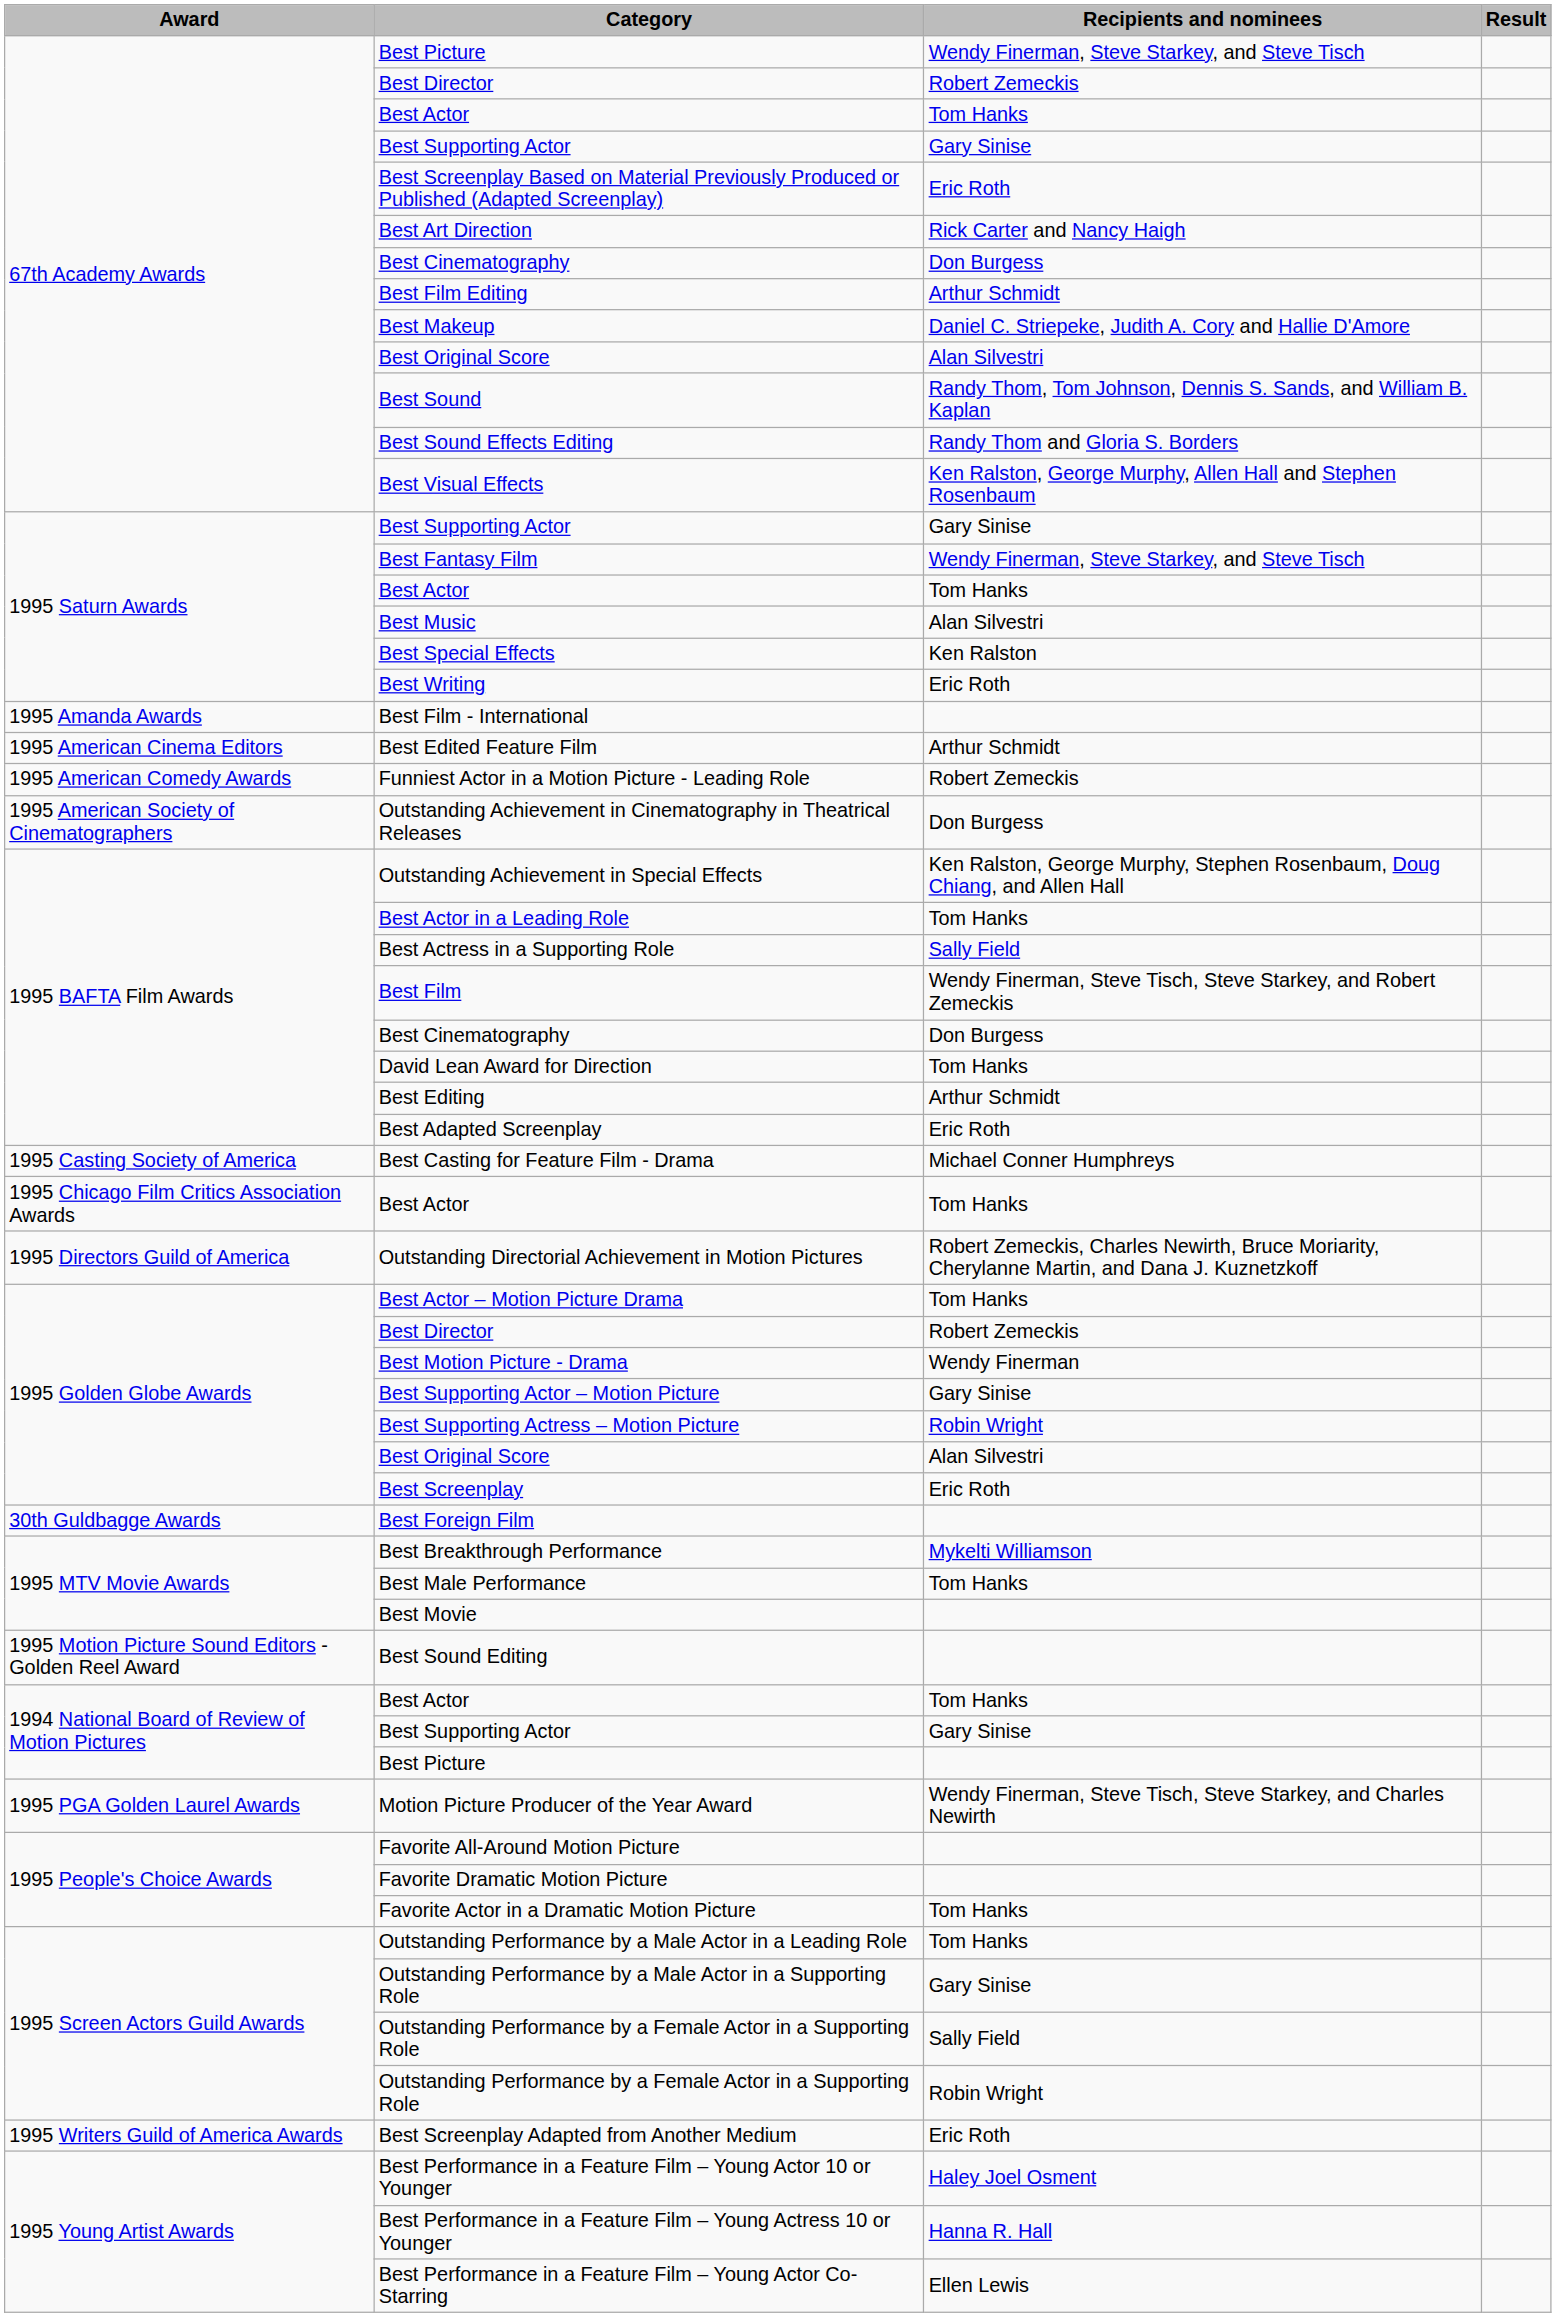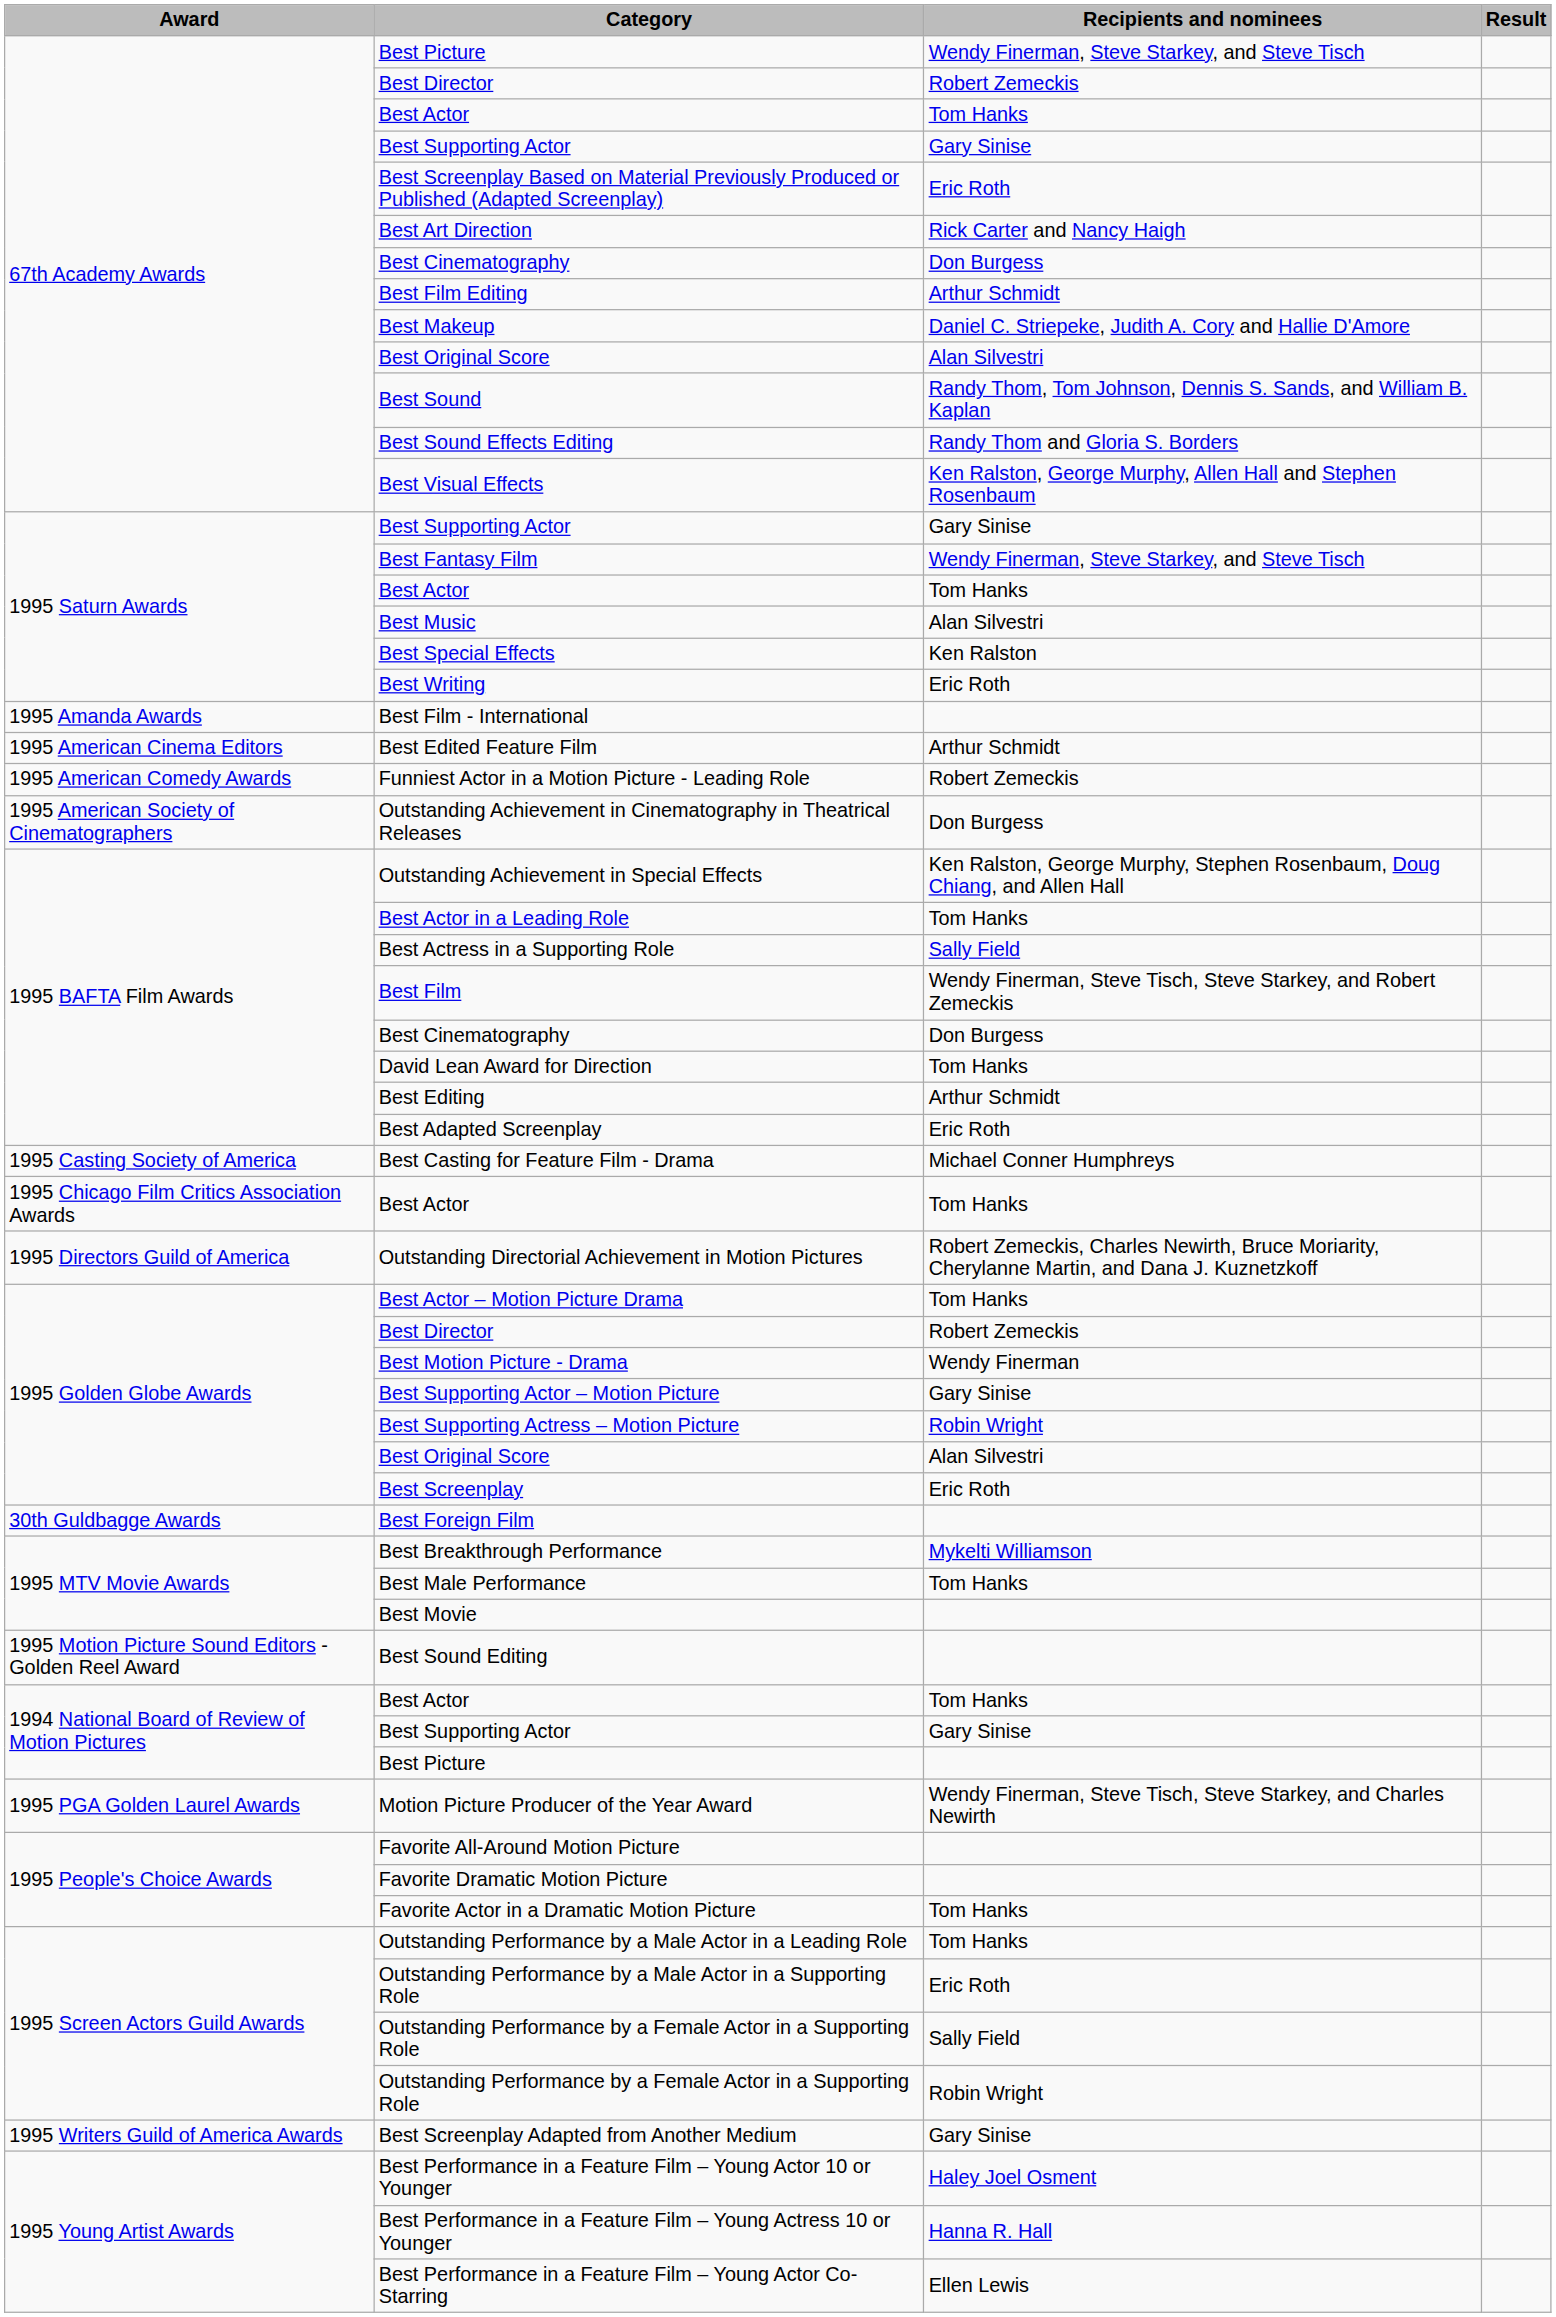(980, 1985) Gary Sinise -> (969, 1985) Eric Roth
(969, 2135) Eric Roth -> (980, 2135) Gary Sinise
